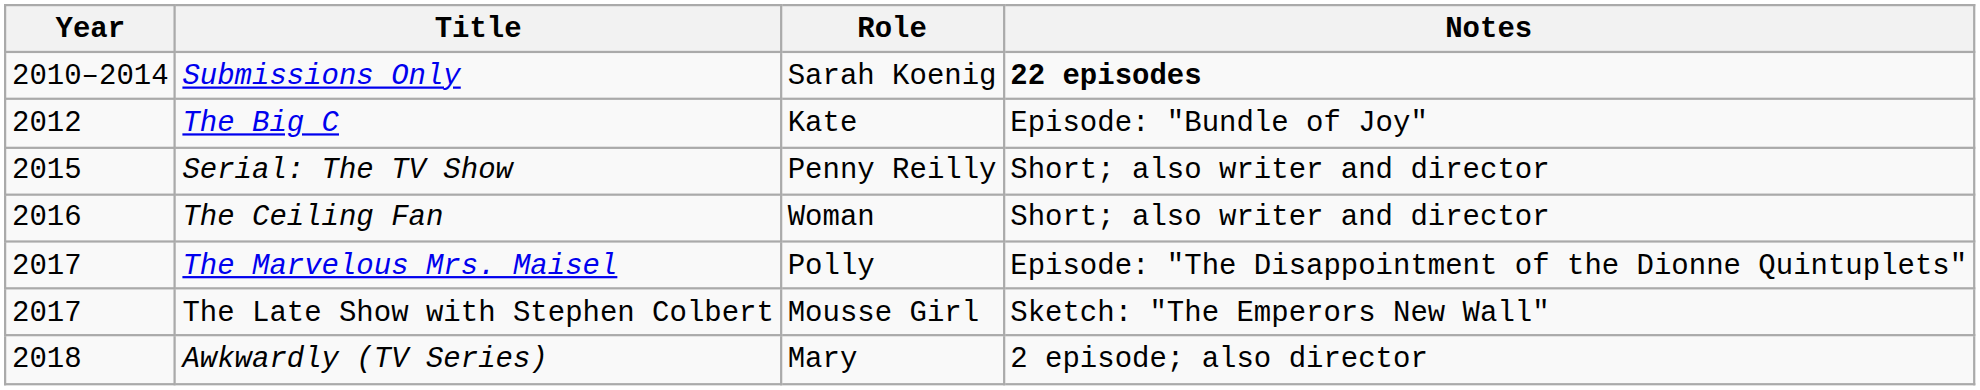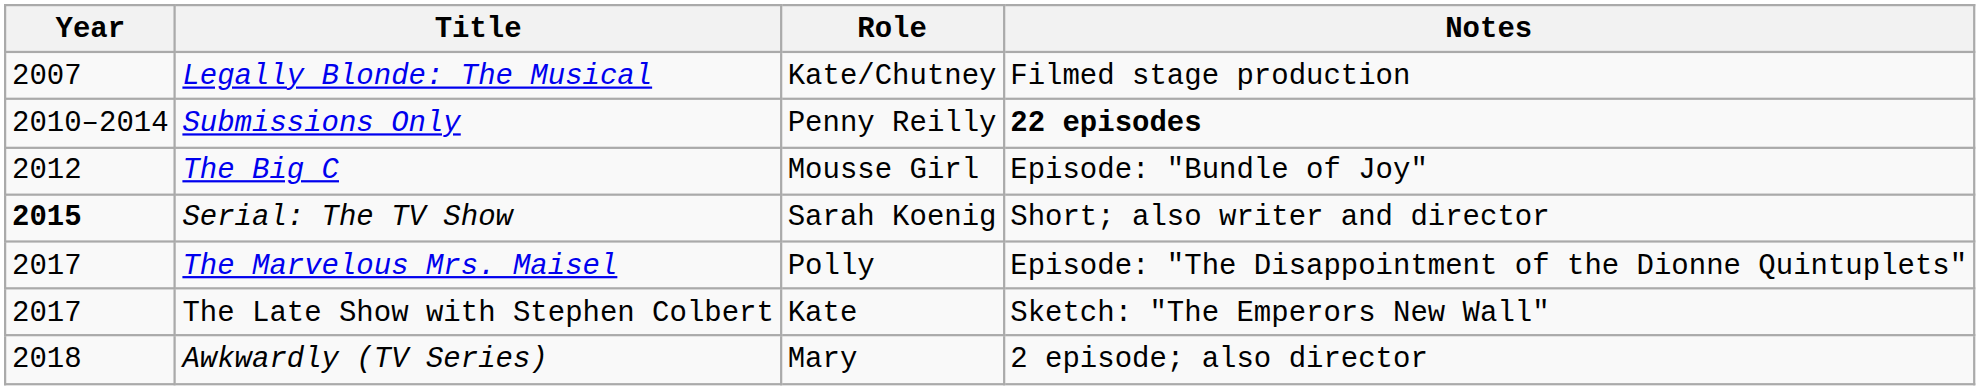+ row: (417, 76)
(892, 76) Sarah Koenig -> (892, 123) Penny Reilly
(823, 123) Kate -> (883, 170) Mousse Girl
(47, 170) normal -> (47, 218) bold
(892, 170) Penny Reilly -> (892, 218) Sarah Koenig
- row: (313, 218)
(883, 312) Mousse Girl -> (823, 312) Kate
